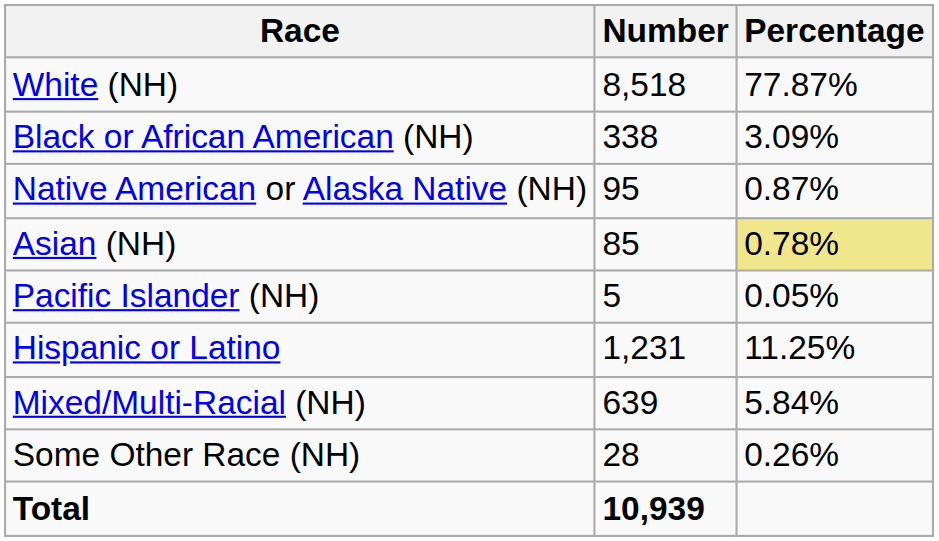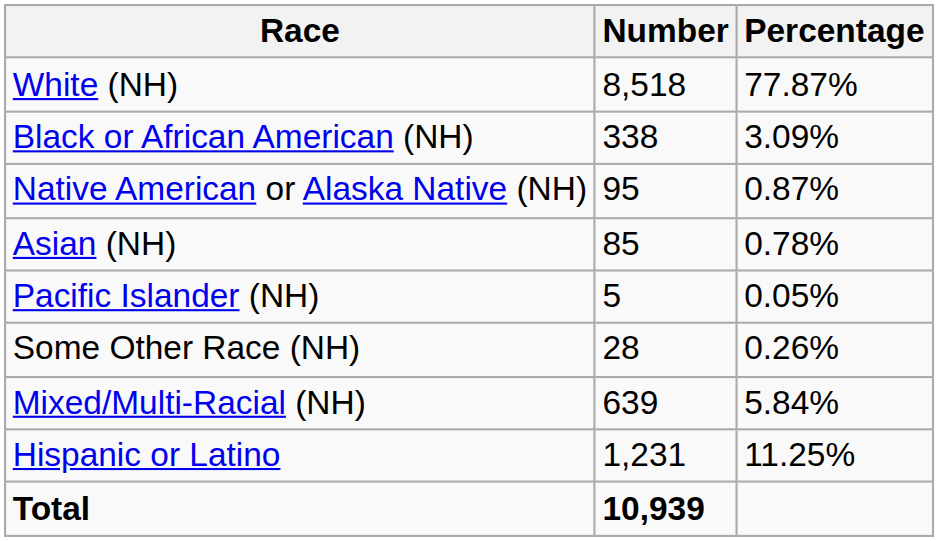(792, 243) khaki background -> (792, 243) no background
rows swapped: (186, 455) <-> (147, 349)
